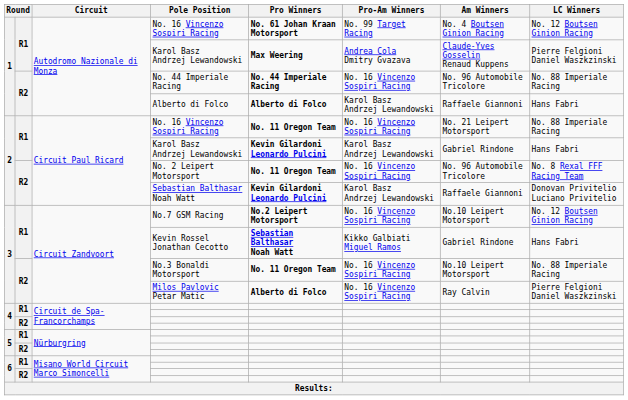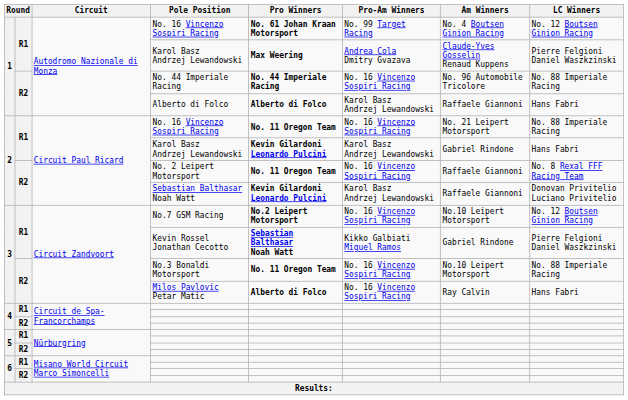(483, 172) No. 96 Automobile Tricolore -> (483, 172) Raffaele Giannoni
(555, 243) Hans Fabri -> (574, 243) Pierre Felgioni Daniel Waszkzinski
(574, 292) Pierre Felgioni Daniel Waszkzinski -> (555, 292) Hans Fabri
